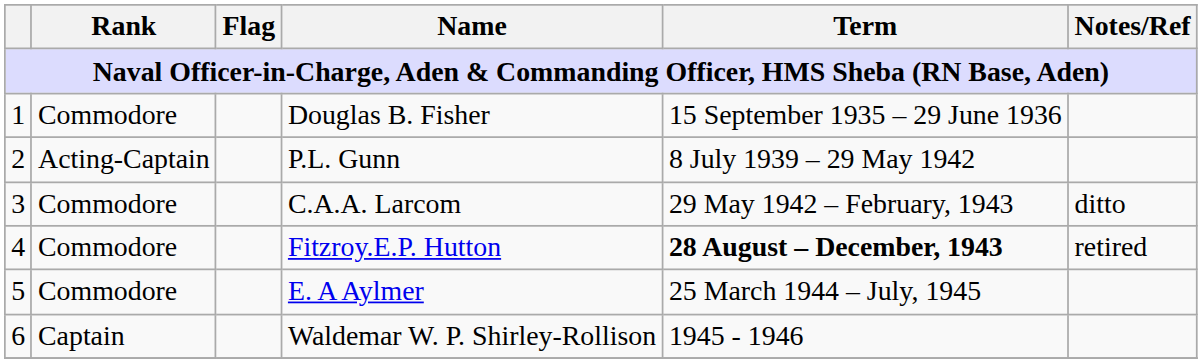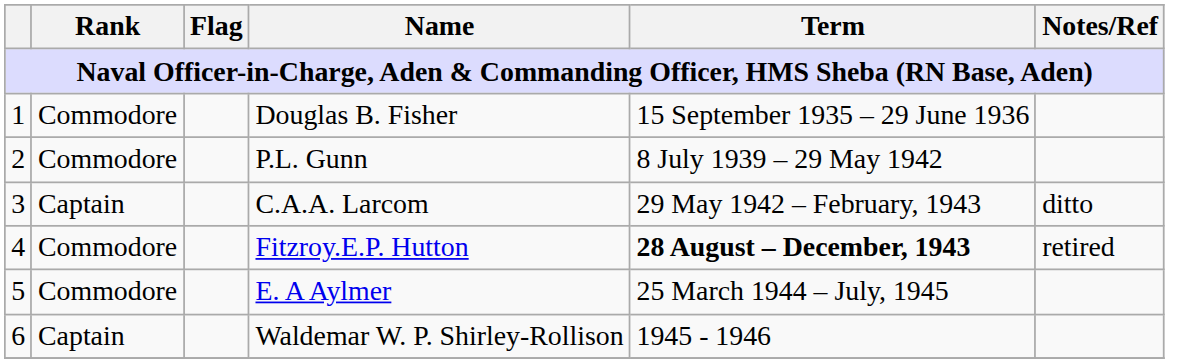(124, 159) Acting-Captain -> (108, 159) Commodore
(108, 203) Commodore -> (81, 203) Captain
